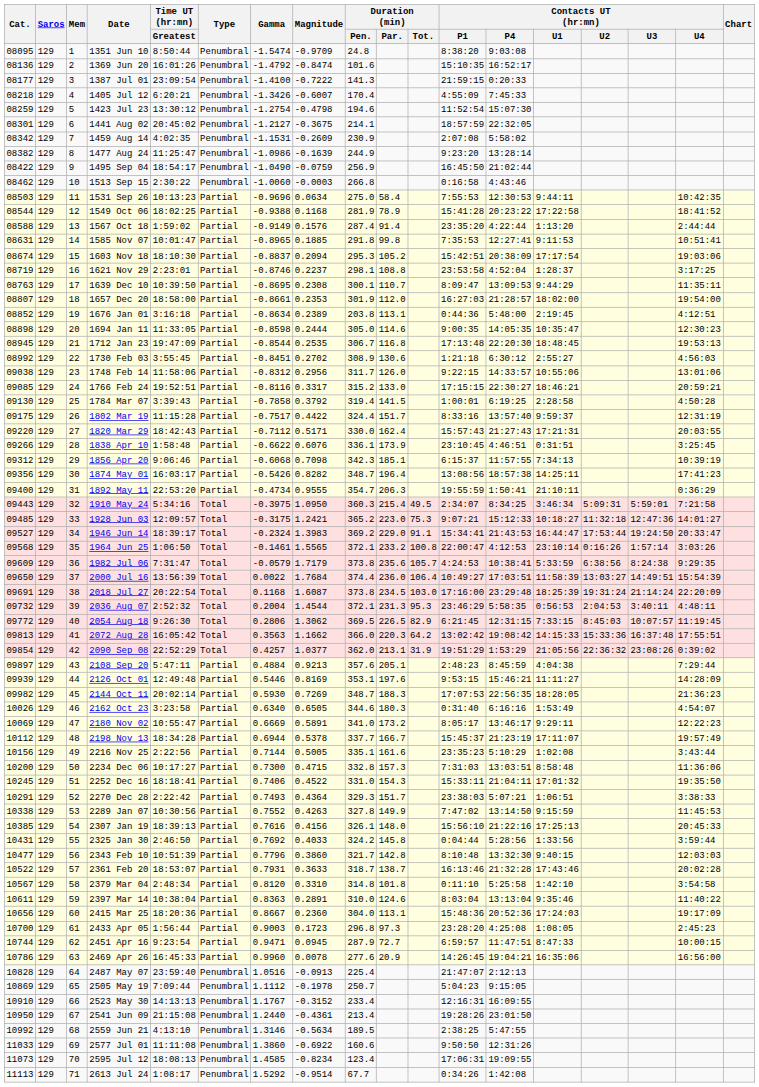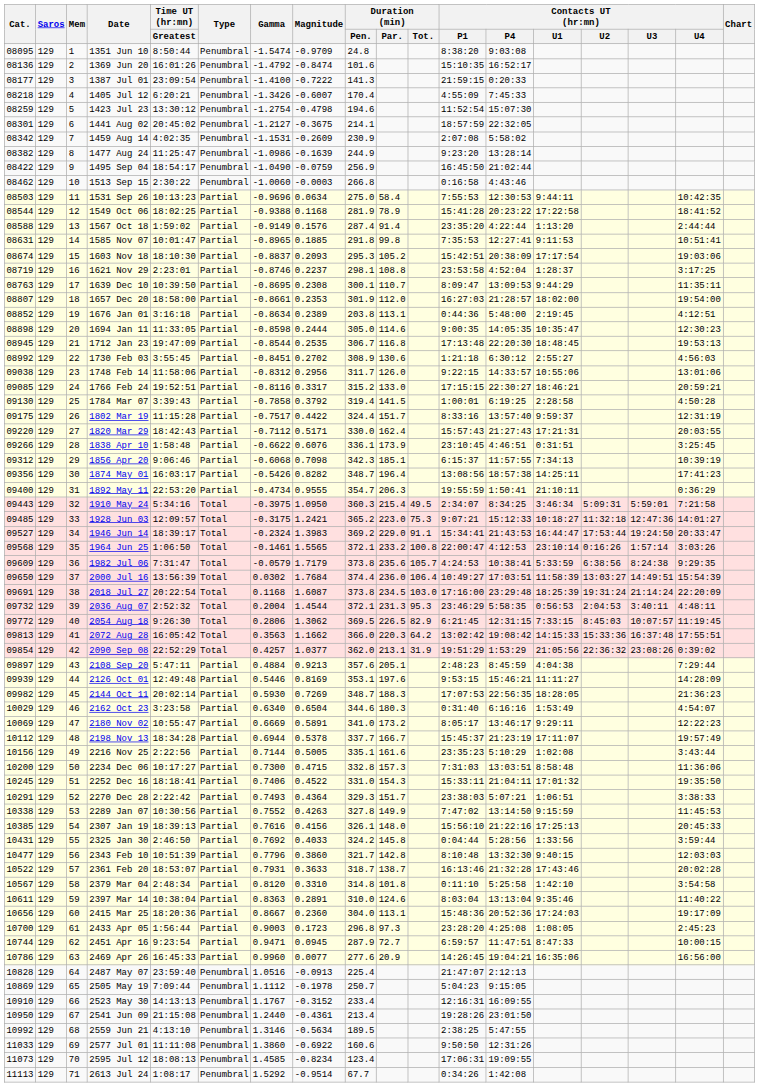(311, 256) 0.2094 -> (311, 256) 0.2093
(269, 578) 0.0022 -> (269, 578) 0.0302
(20, 709) 10026 -> (20, 709) 10029
(311, 709) 0.6505 -> (311, 709) 0.6504
(311, 958) 0.0078 -> (311, 958) 0.0077
